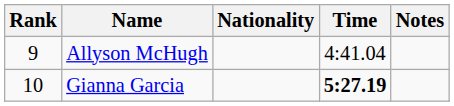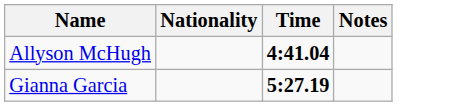- column: (33, 20)
(355, 52) normal -> (298, 52) bold
